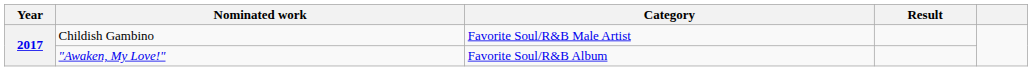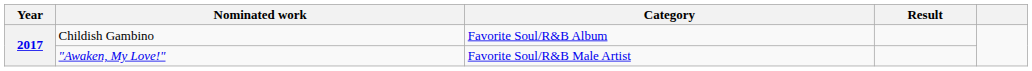(549, 35) Favorite Soul/R&B Male Artist -> (538, 35) Favorite Soul/R&B Album
(538, 55) Favorite Soul/R&B Album -> (549, 55) Favorite Soul/R&B Male Artist
